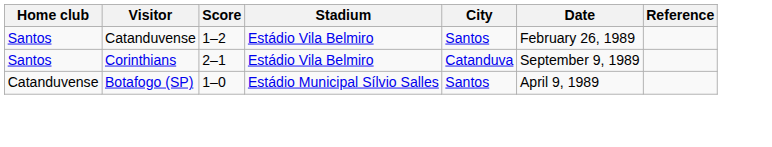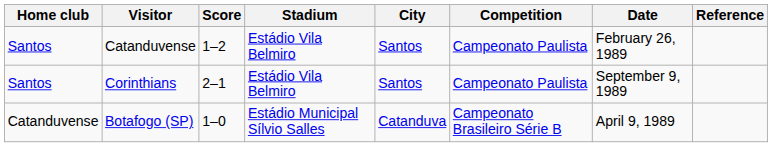+ column: (521, 15)
(479, 60) Catanduva -> (400, 84) Santos
(467, 82) Santos -> (412, 122) Catanduva
